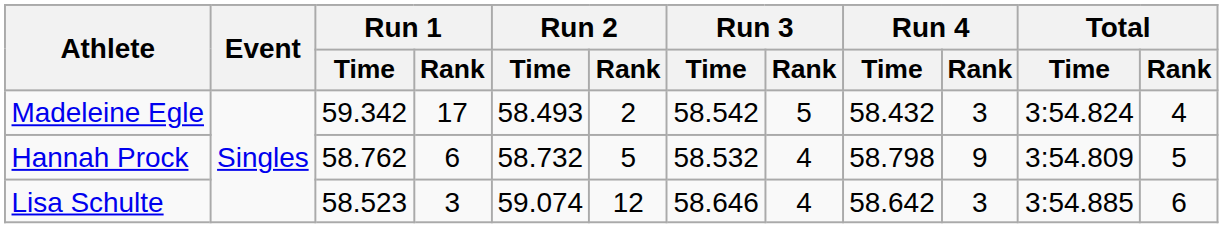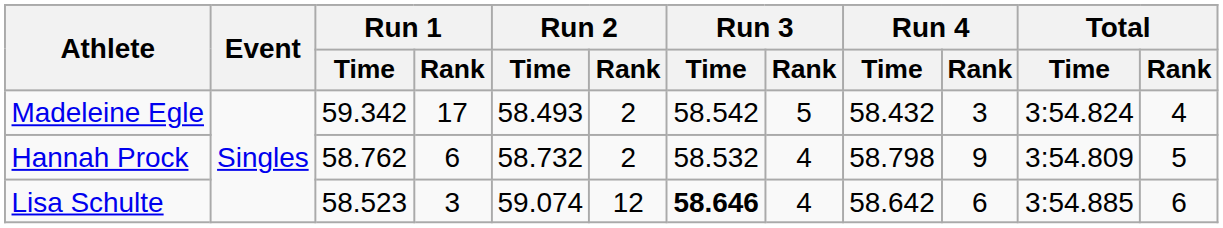(628, 157) 5 -> (628, 157) 2
(716, 201) normal -> (716, 201) bold
(980, 201) 3 -> (980, 201) 6
